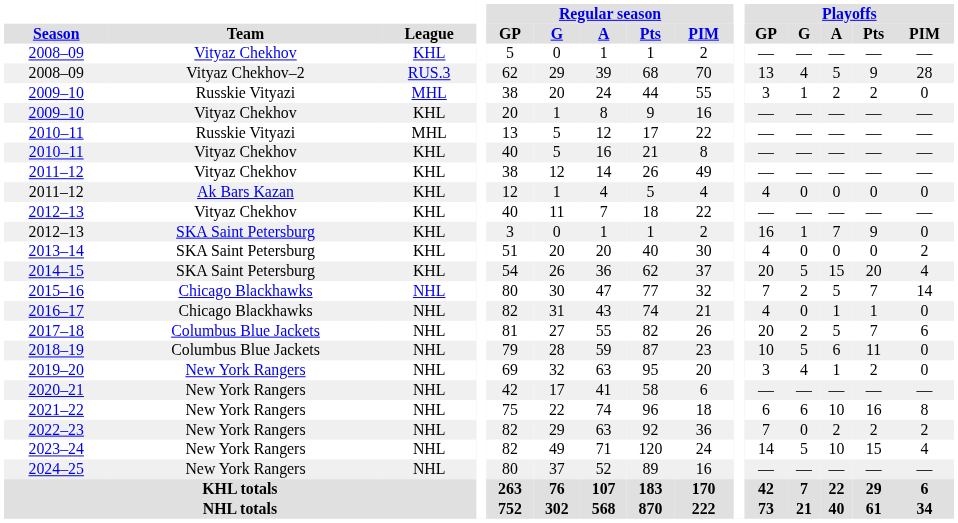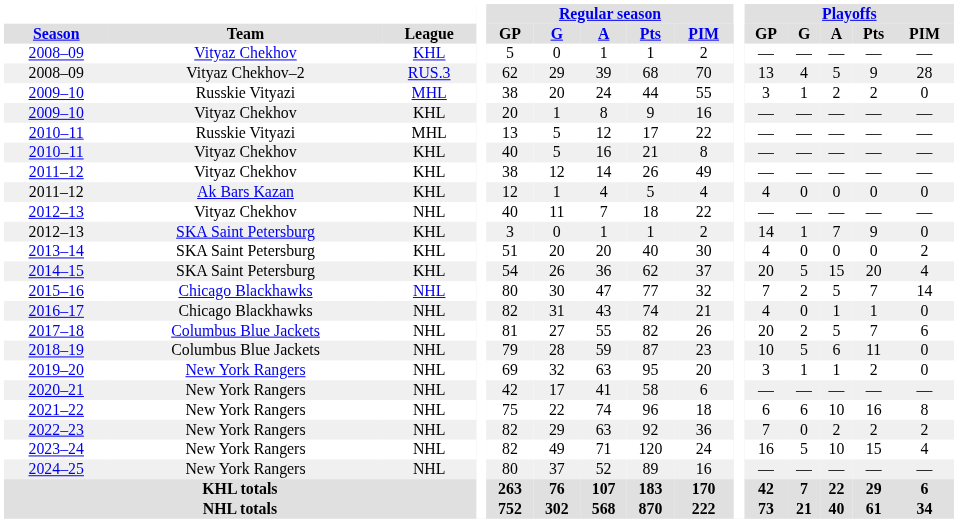(429, 211) KHL -> (429, 211) NHL
(766, 231) 16 -> (766, 231) 14
(804, 370) 4 -> (804, 370) 1
(766, 449) 14 -> (766, 449) 16
